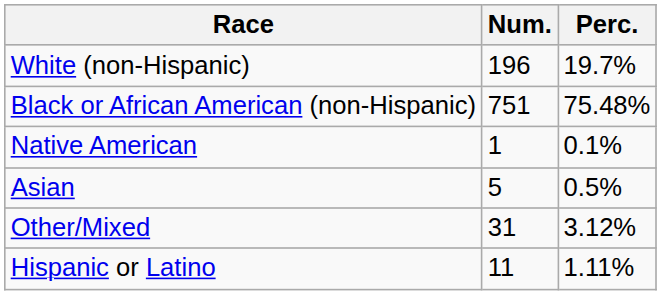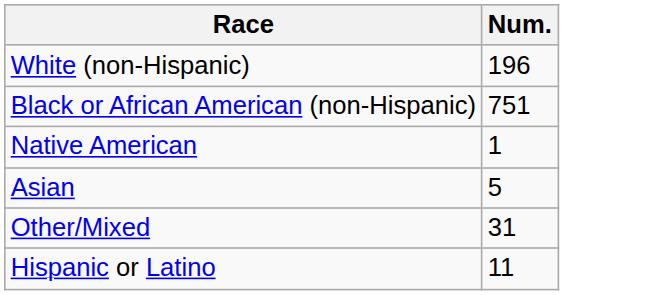- column: (607, 24)
